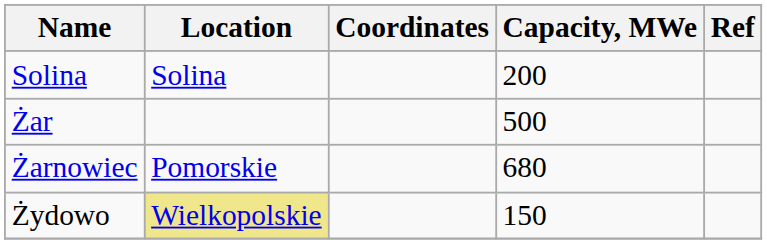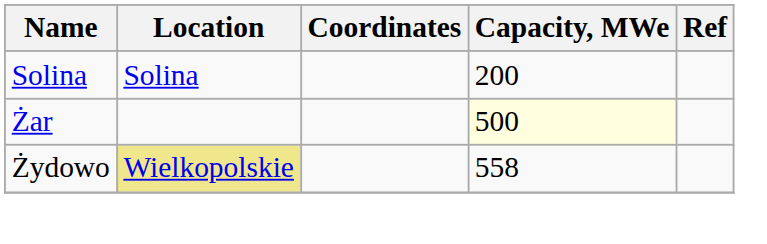(525, 121) no background -> (497, 121) lightyellow background
- row: (75, 167)
(525, 214) 150 -> (497, 167) 558
